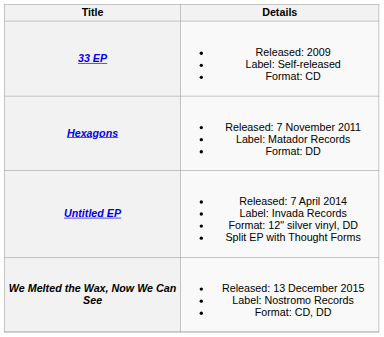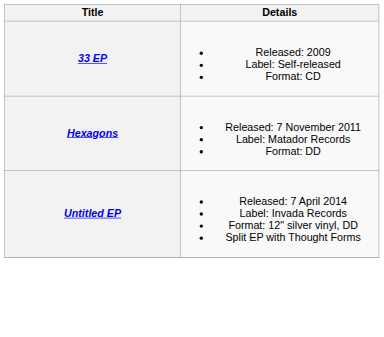- row: (93, 294)
